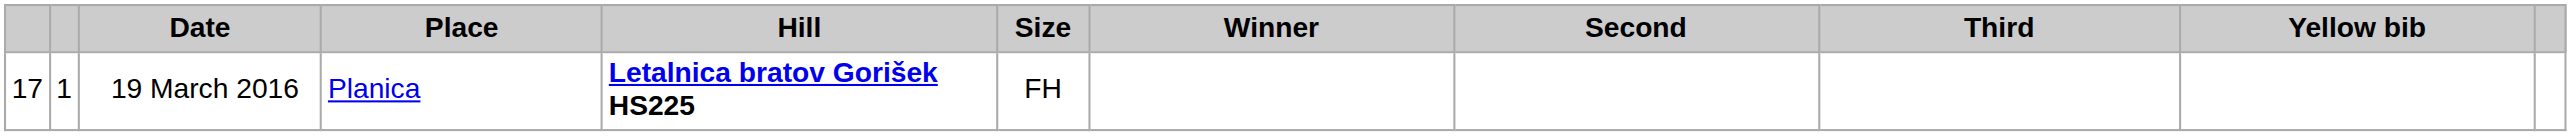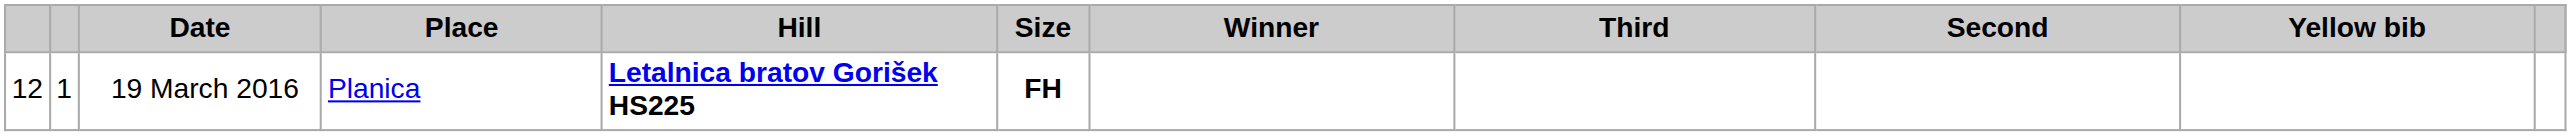columns swapped: (1636, 27) <-> (1999, 27)
(27, 89) 17 -> (27, 89) 12
(1043, 89) normal -> (1043, 89) bold
